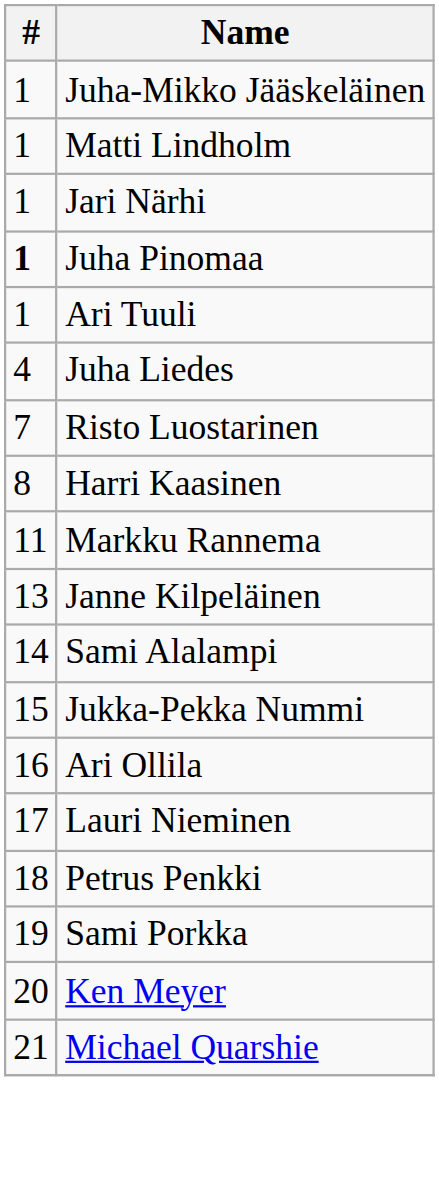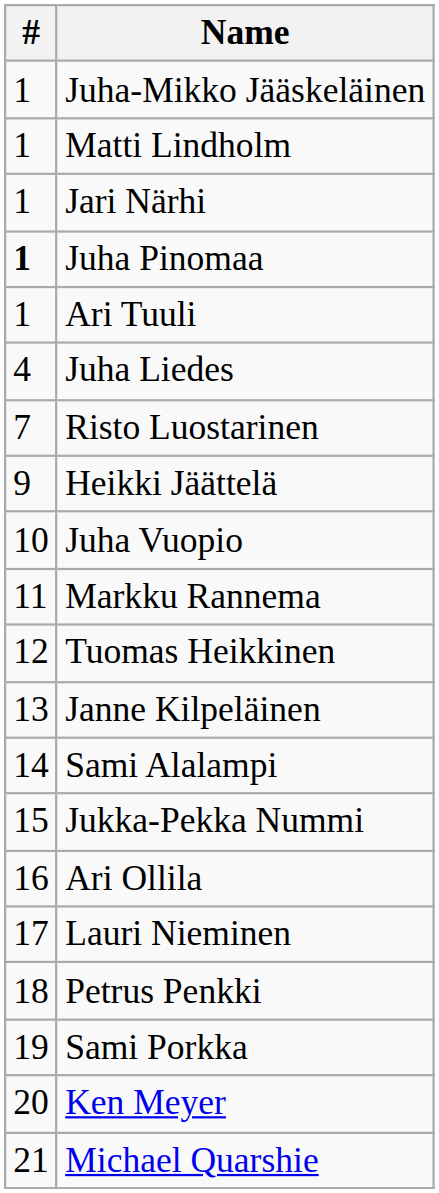- row: (173, 483)
+ row: (171, 483)
+ row: (154, 539)
+ row: (200, 652)
